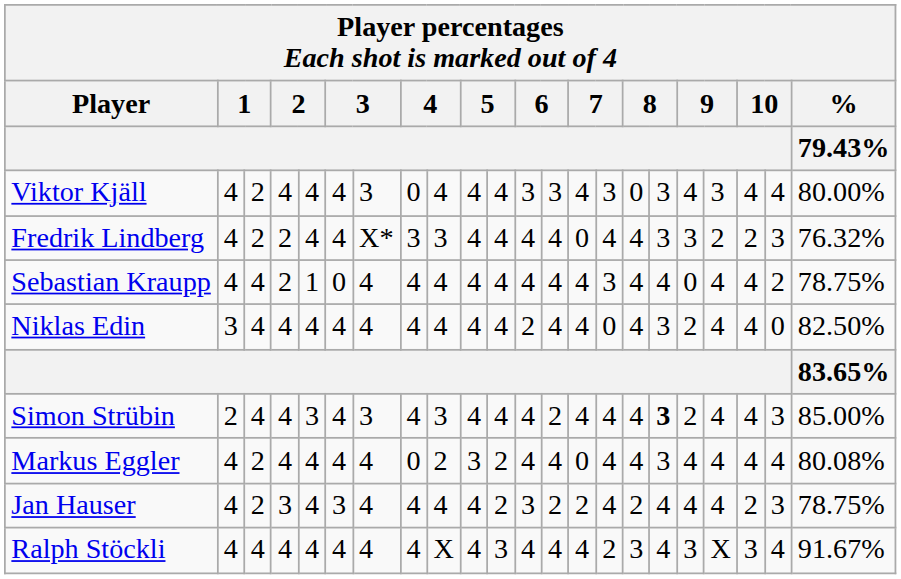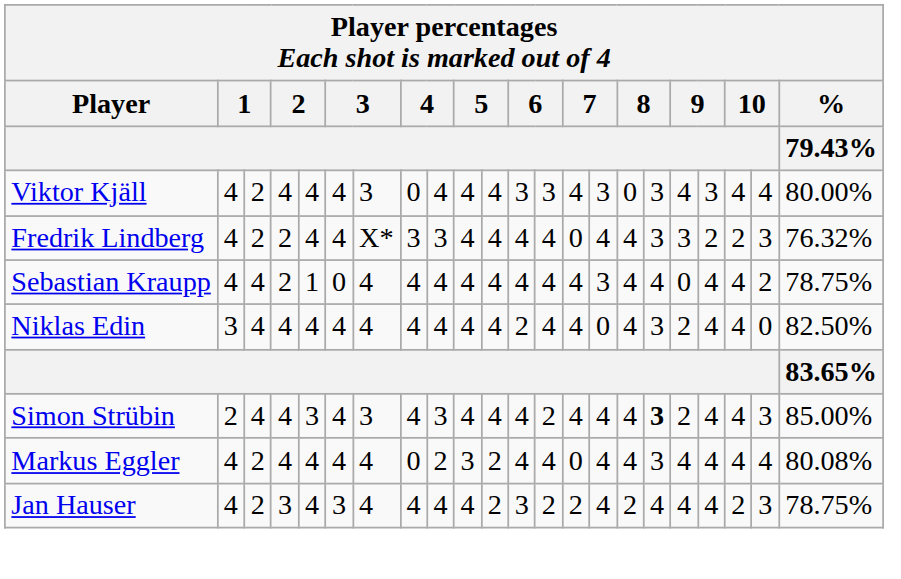- row: (88, 549)
